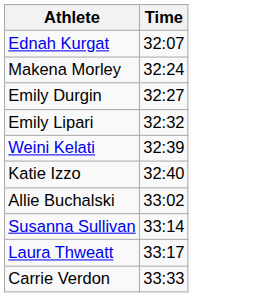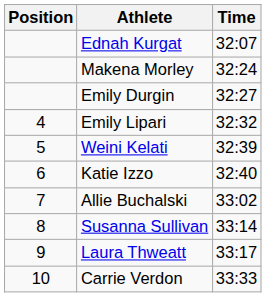+ column: (41, 17)
